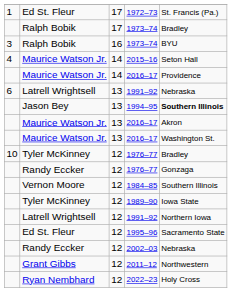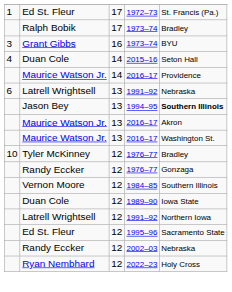(49, 43) Ralph Bobik -> (49, 43) Grant Gibbs
(64, 59) Maurice Watson Jr. -> (46, 59) Duan Cole
(56, 201) Tyler McKinney -> (46, 201) Duan Cole
- row: (12, 264)
